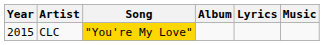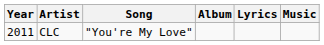(21, 32) 2015 -> (21, 32) 2011
(139, 32) gold background -> (139, 32) no background
